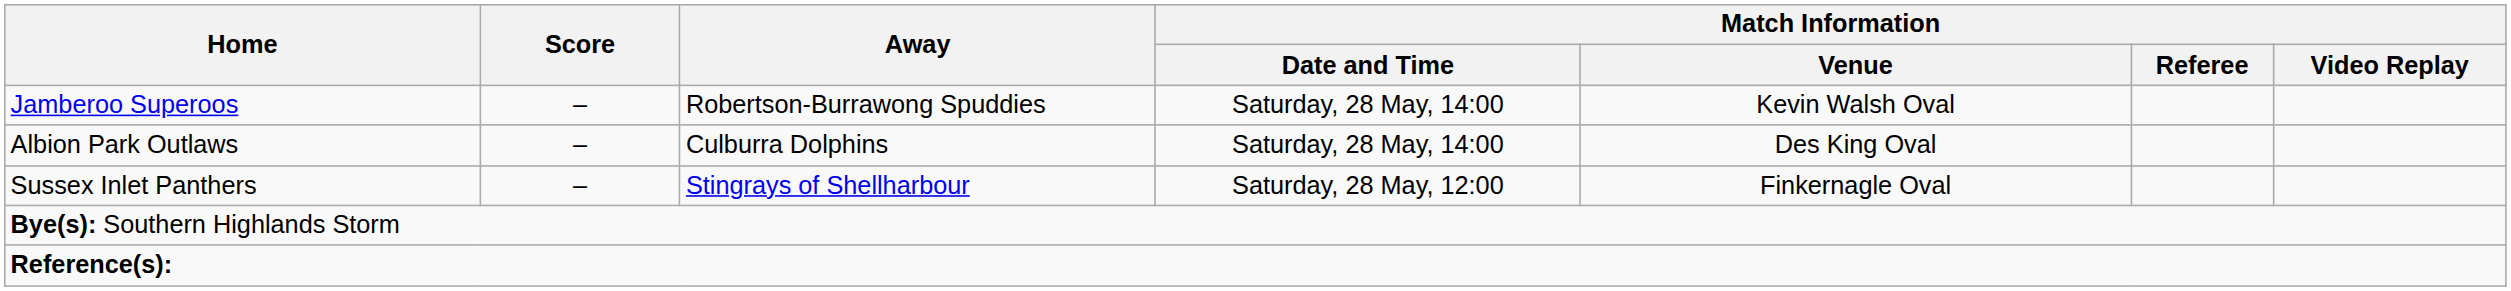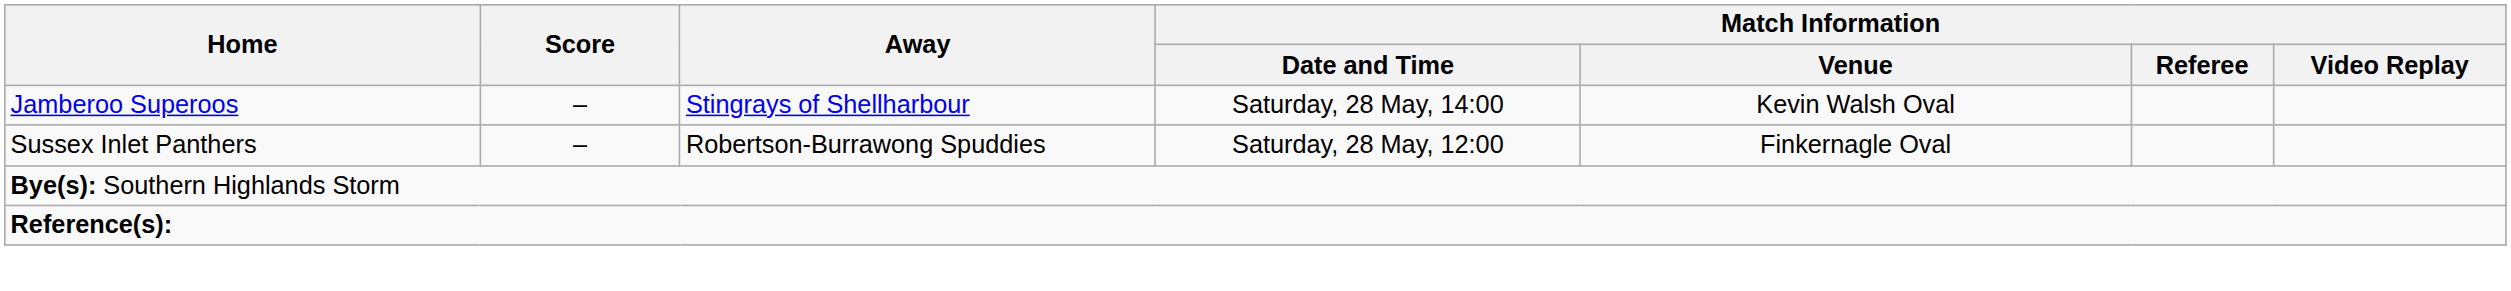(866, 104) Robertson-Burrawong Spuddies -> (828, 104) Stingrays of Shellharbour
- row: (124, 144)
(828, 184) Stingrays of Shellharbour -> (866, 144) Robertson-Burrawong Spuddies
